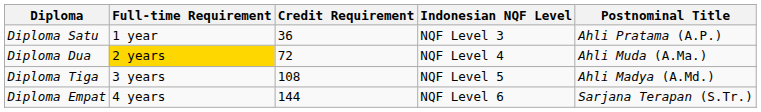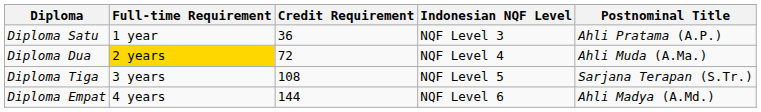(646, 76) Ahli Madya (A.Md.) -> (665, 76) Sarjana Terapan (S.Tr.)
(665, 97) Sarjana Terapan (S.Tr.) -> (646, 97) Ahli Madya (A.Md.)
